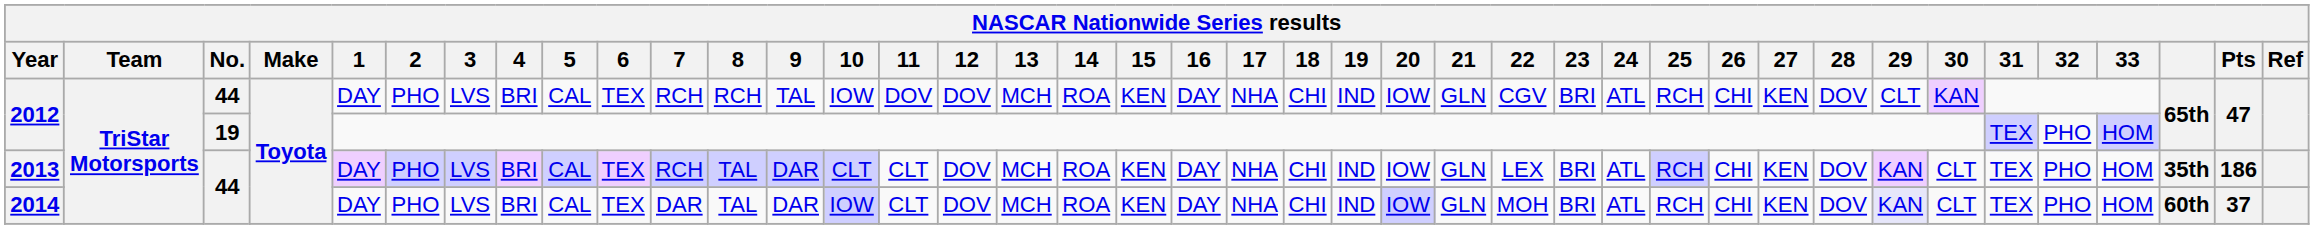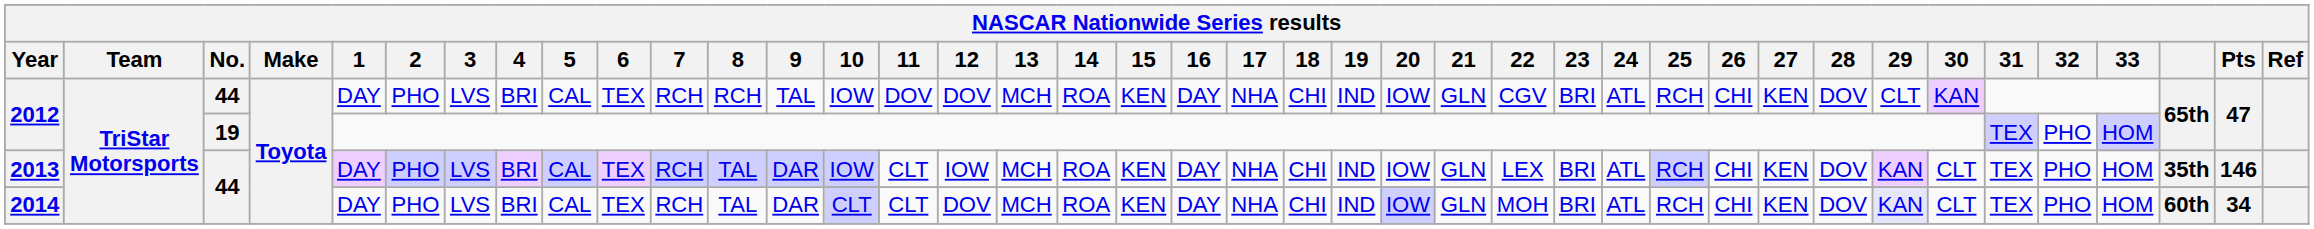(852, 169) CLT -> (852, 169) IOW
(967, 169) DOV -> (967, 169) IOW
(2239, 169) 186 -> (2239, 169) 146
(679, 205) DAR -> (679, 205) RCH
(852, 205) IOW -> (852, 205) CLT
(2239, 205) 37 -> (2239, 205) 34
